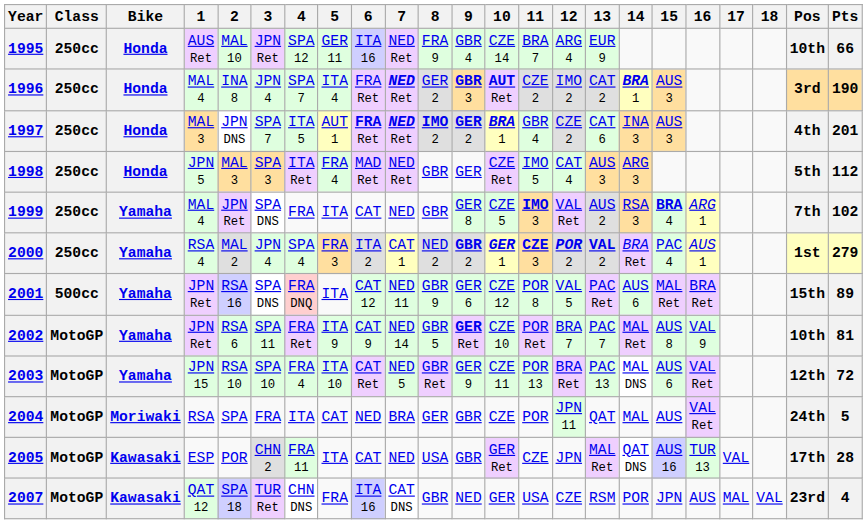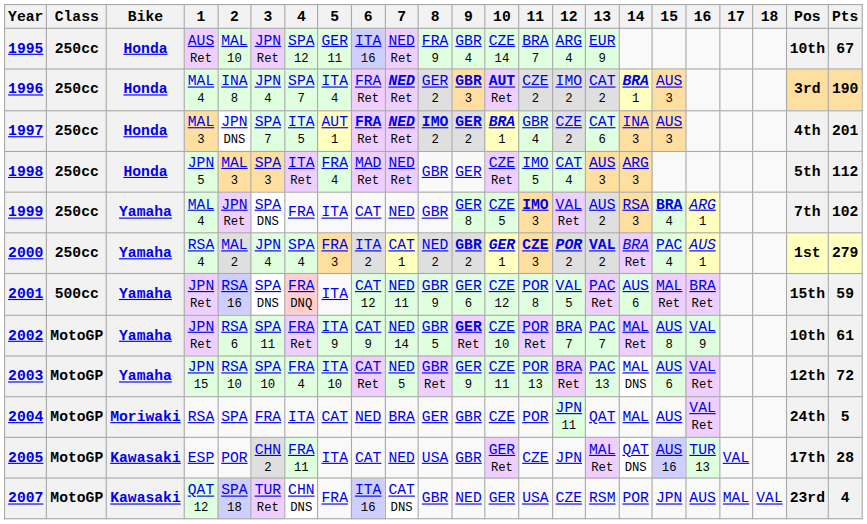(845, 49) 66 -> (845, 49) 67
(845, 294) 89 -> (845, 294) 59
(845, 335) 81 -> (845, 335) 61
